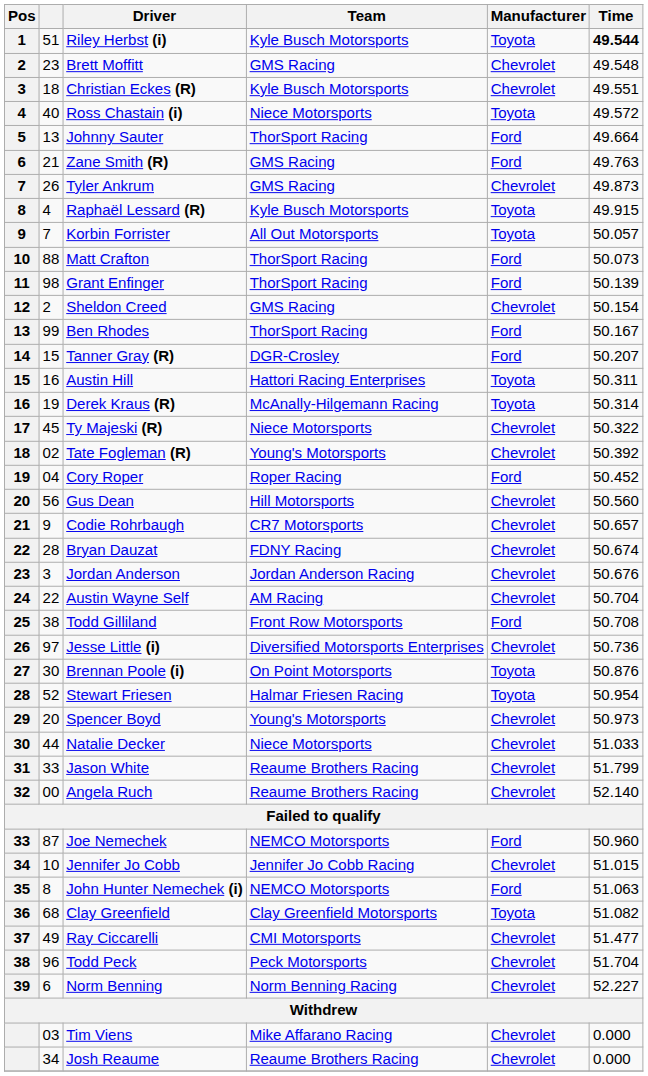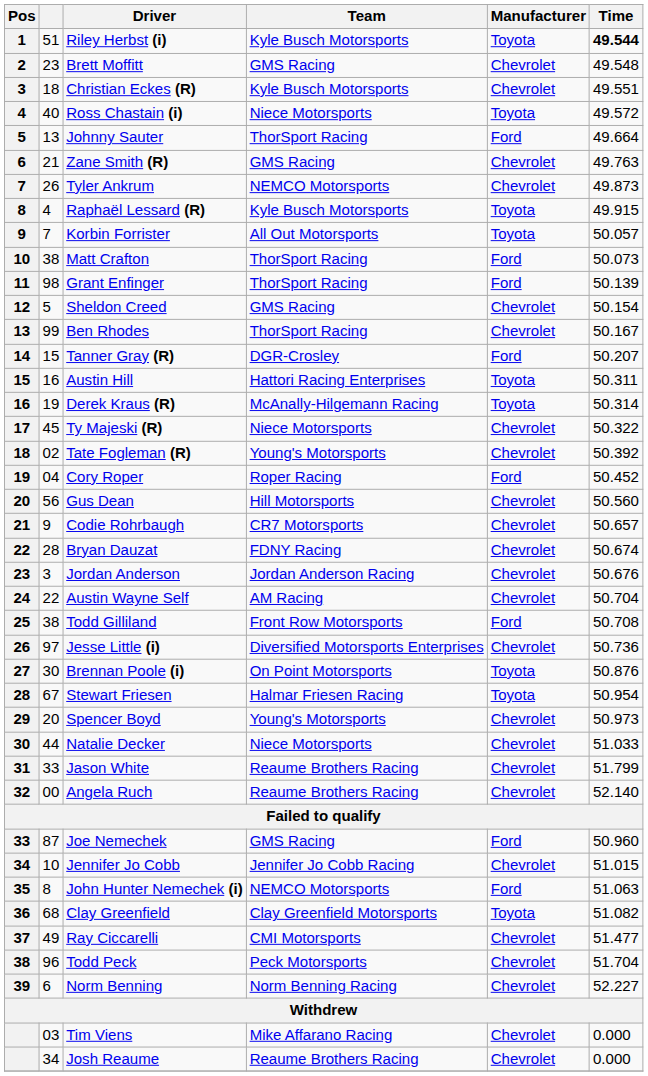(506, 161) Ford -> (523, 161) Chevrolet
(292, 185) GMS Racing -> (319, 185) NEMCO Motorsports
(51, 258) 88 -> (51, 258) 38
(47, 307) 2 -> (47, 307) 5
(506, 331) Ford -> (523, 331) Chevrolet
(51, 695) 52 -> (51, 695) 67
(319, 840) NEMCO Motorsports -> (292, 840) GMS Racing
